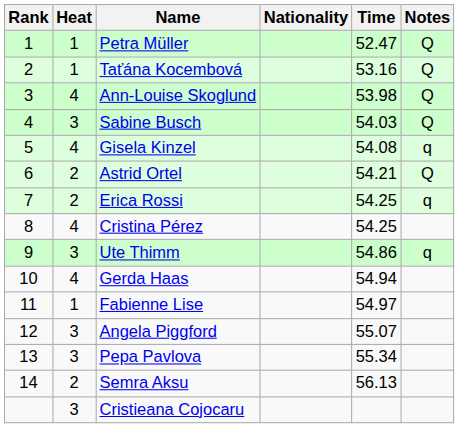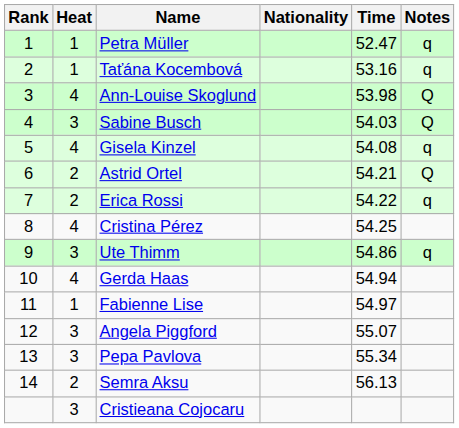(427, 43) Q -> (427, 43) q
(427, 69) Q -> (427, 69) q
(376, 200) 54.25 -> (376, 200) 54.22
